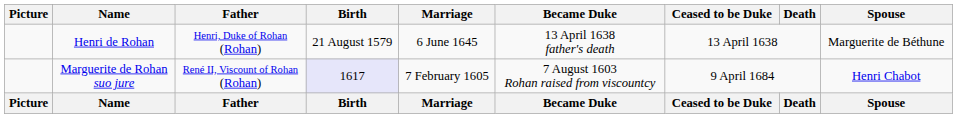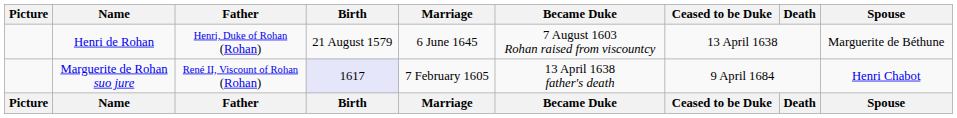(580, 41) 13 April 1638 father's death -> (580, 41) 7 August 1603 Rohan raised from viscountcy
(580, 75) 7 August 1603 Rohan raised from viscountcy -> (580, 75) 13 April 1638 father's death
